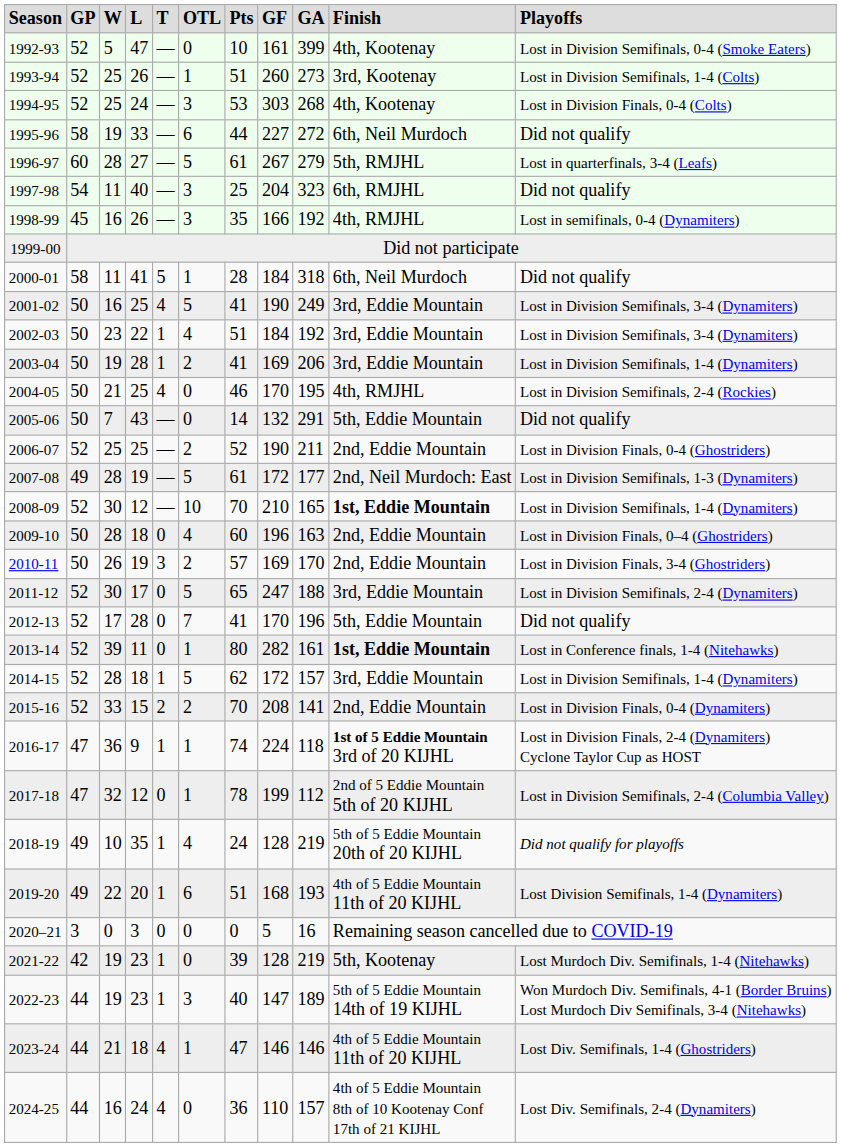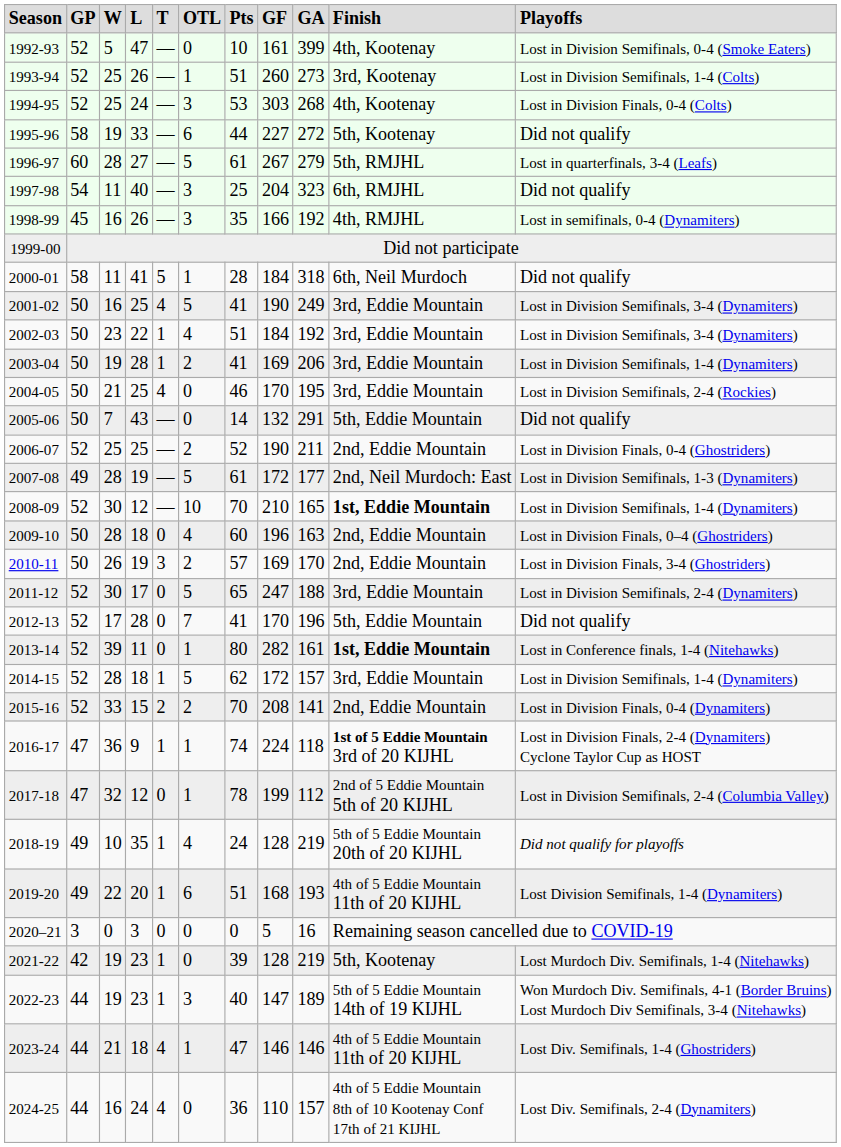(400, 133) 6th, Neil Murdoch -> (384, 133) 5th, Kootenay
(379, 391) 4th, RMJHL -> (408, 391) 3rd, Eddie Mountain
